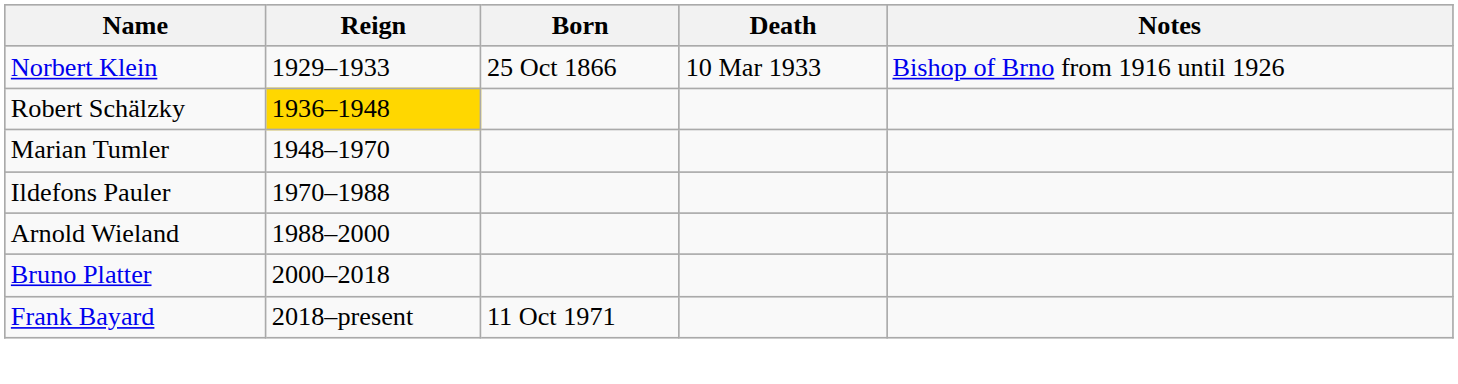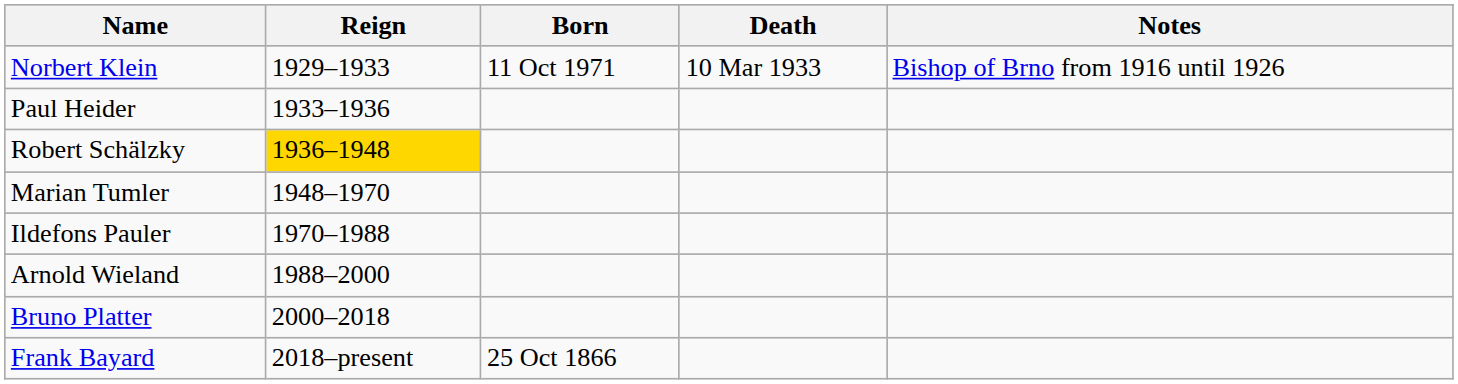(552, 66) 25 Oct 1866 -> (551, 66) 11 Oct 1971
+ row: (73, 108)
(551, 316) 11 Oct 1971 -> (552, 358) 25 Oct 1866
